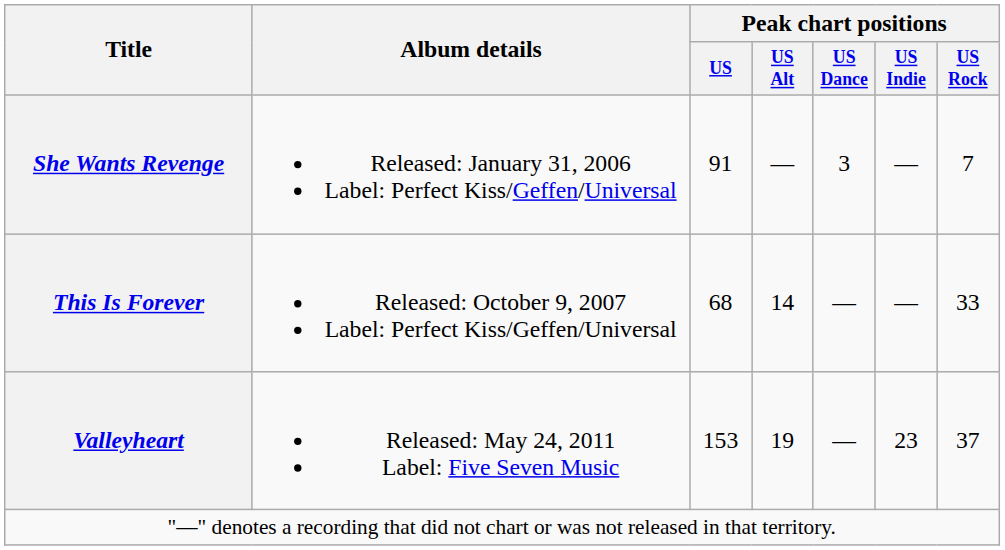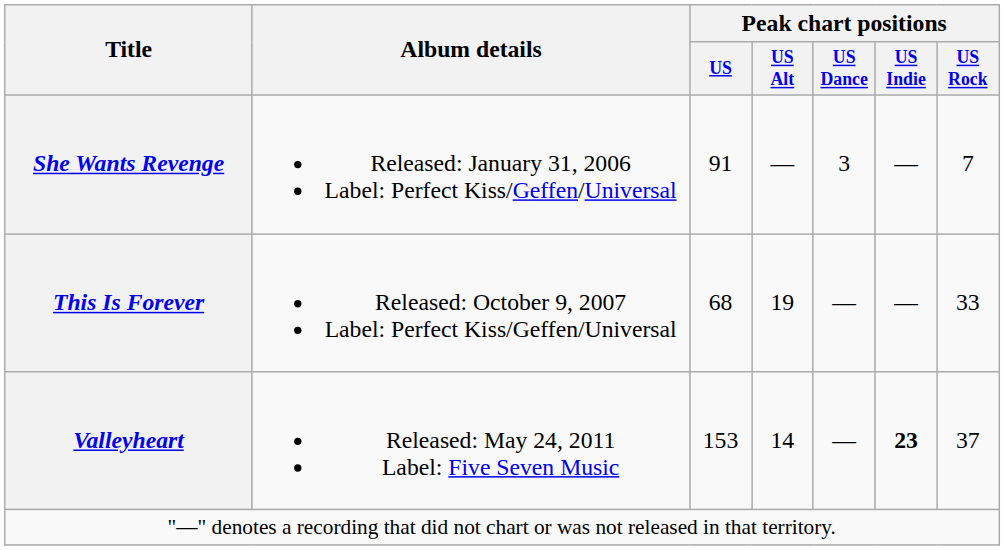(782, 302) 14 -> (782, 302) 19
(782, 440) 19 -> (782, 440) 14
(906, 440) normal -> (906, 440) bold
